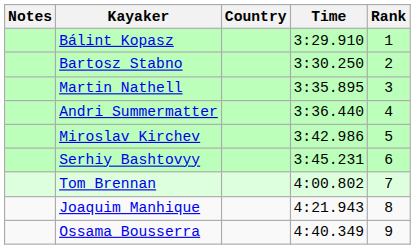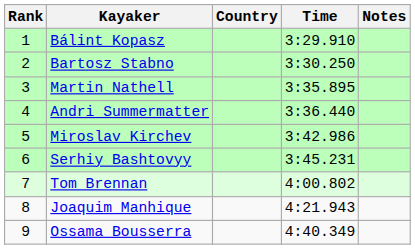columns swapped: (389, 17) <-> (30, 17)
